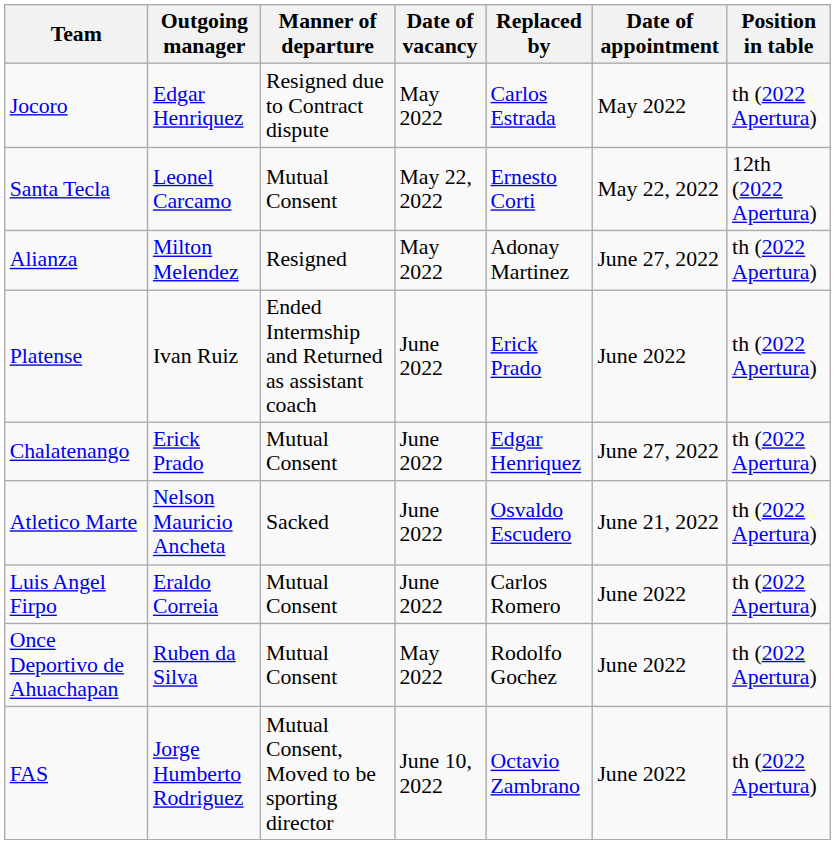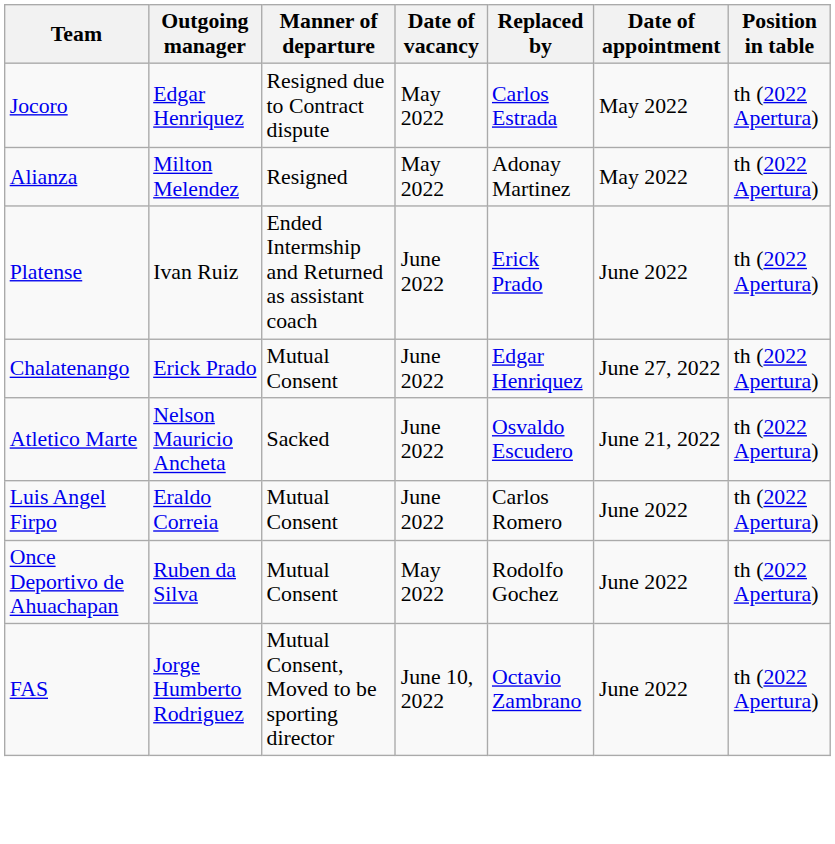- row: (60, 188)
(658, 259) June 27, 2022 -> (643, 176) May 2022
